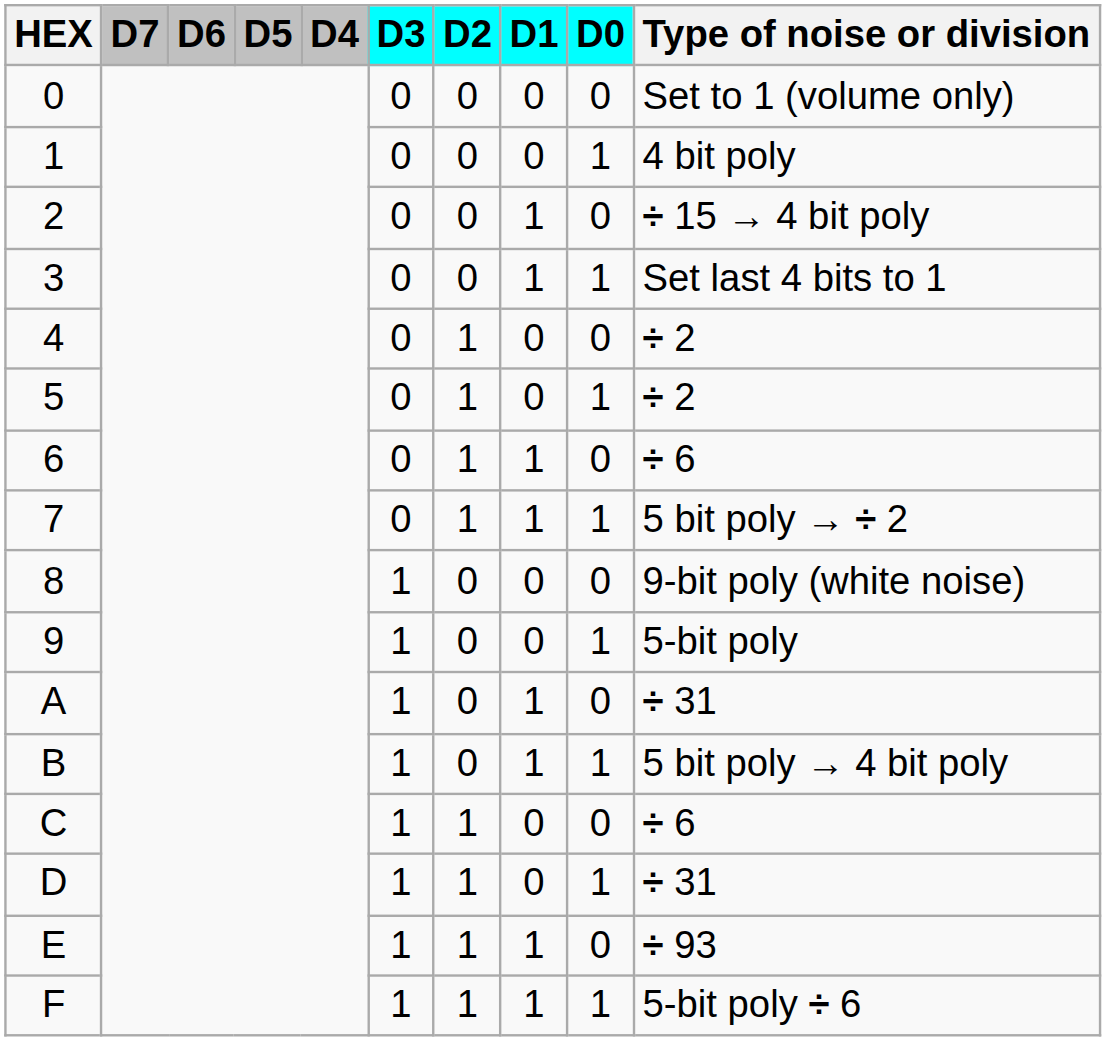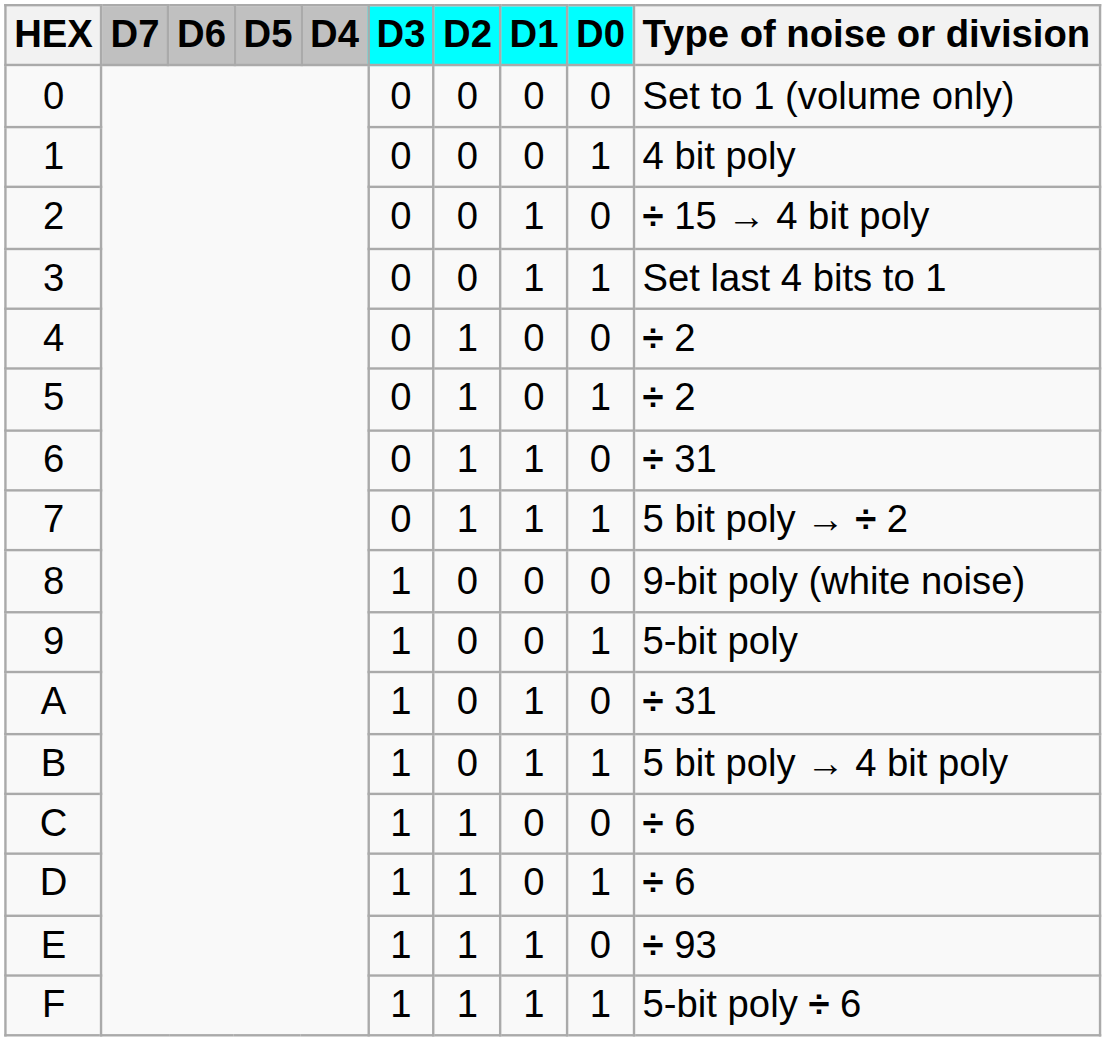(669, 459) ÷ 6 -> (680, 459) ÷ 31
(680, 883) ÷ 31 -> (669, 883) ÷ 6
